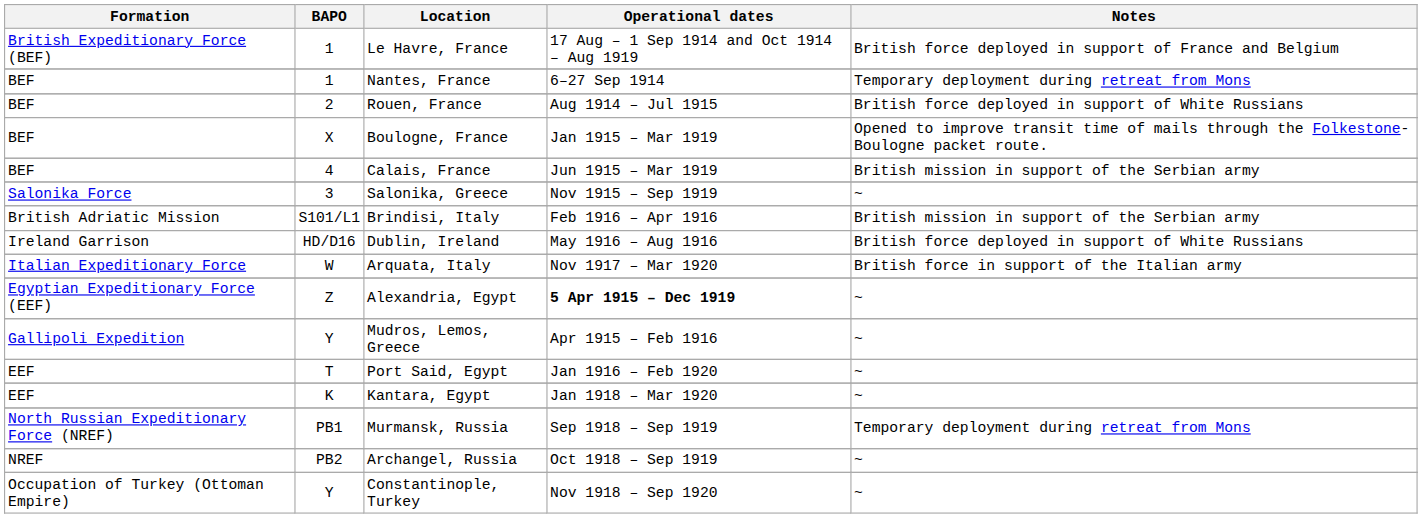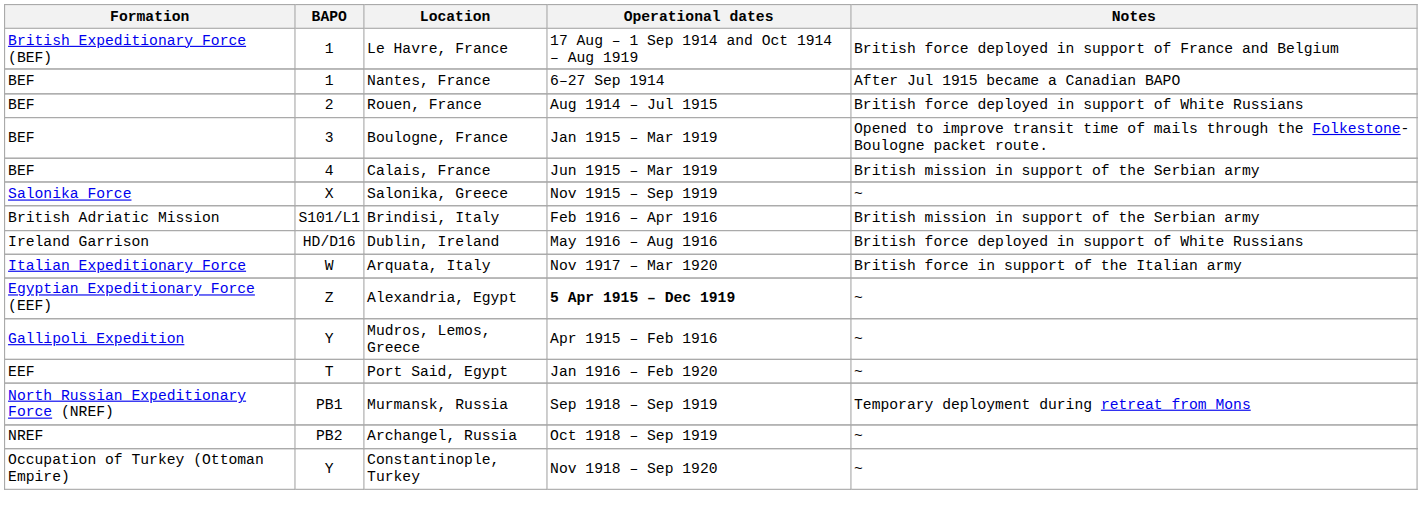(1052, 81) Temporary deployment during retreat from Mons -> (1017, 81) After Jul 1915 became a Canadian BAPO
(329, 138) X -> (329, 138) 3
(329, 194) 3 -> (329, 194) X
- row: (429, 396)
